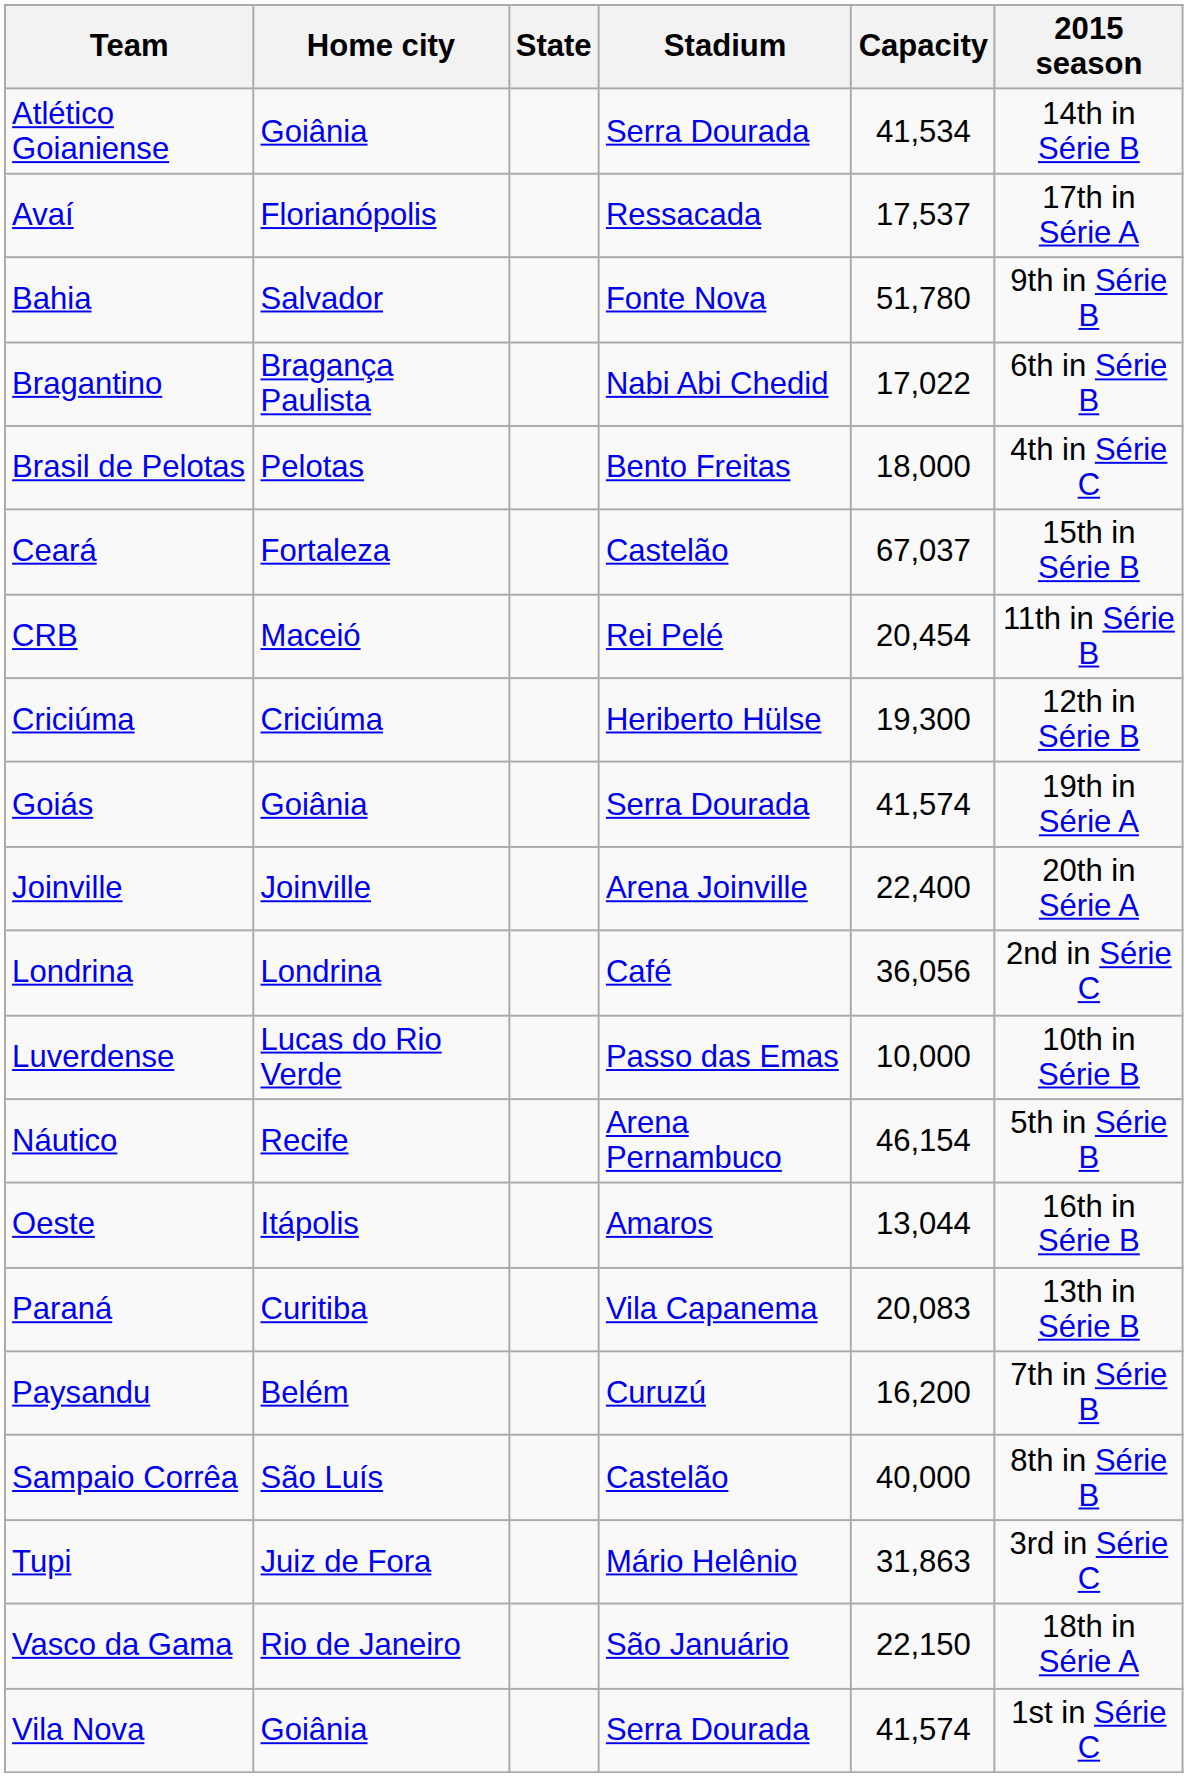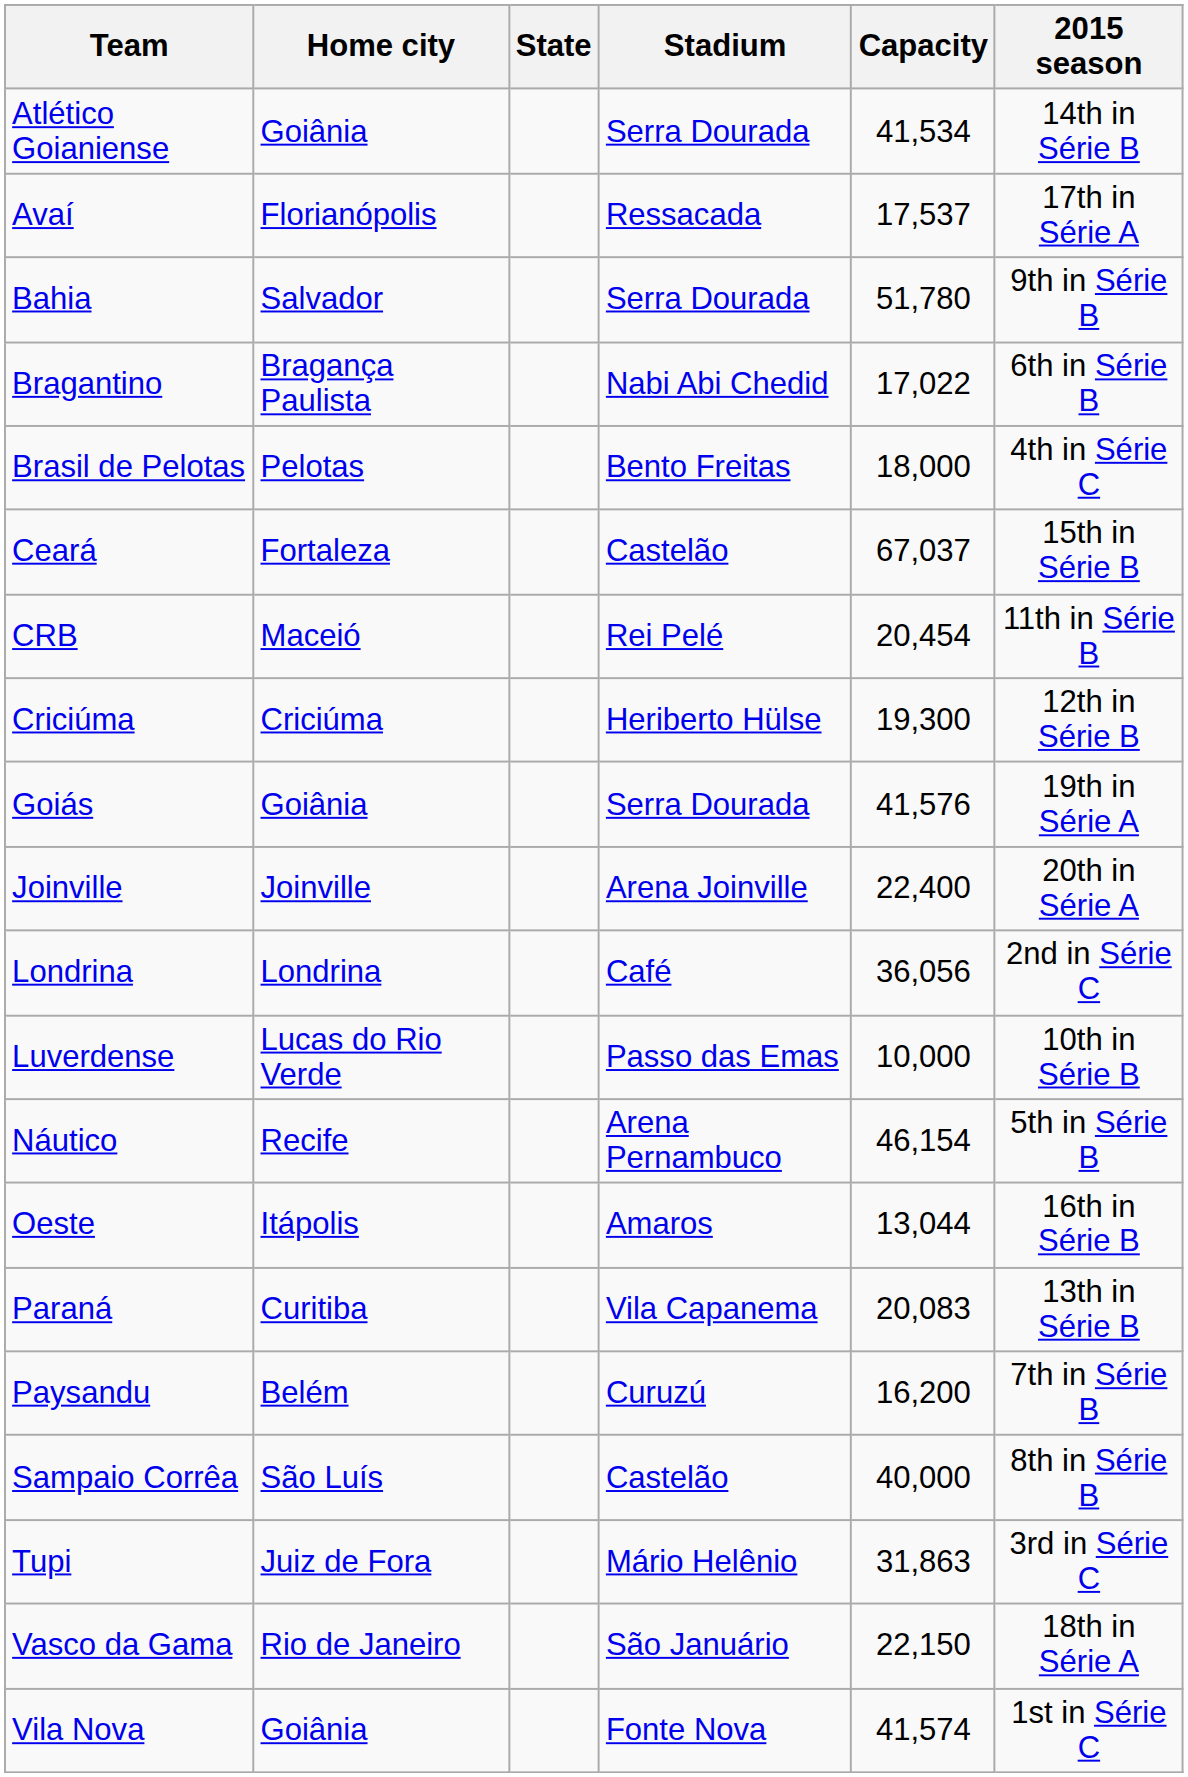(686, 299) Fonte Nova -> (708, 299) Serra Dourada
(923, 803) 41,574 -> (923, 803) 41,576
(708, 1729) Serra Dourada -> (686, 1729) Fonte Nova
